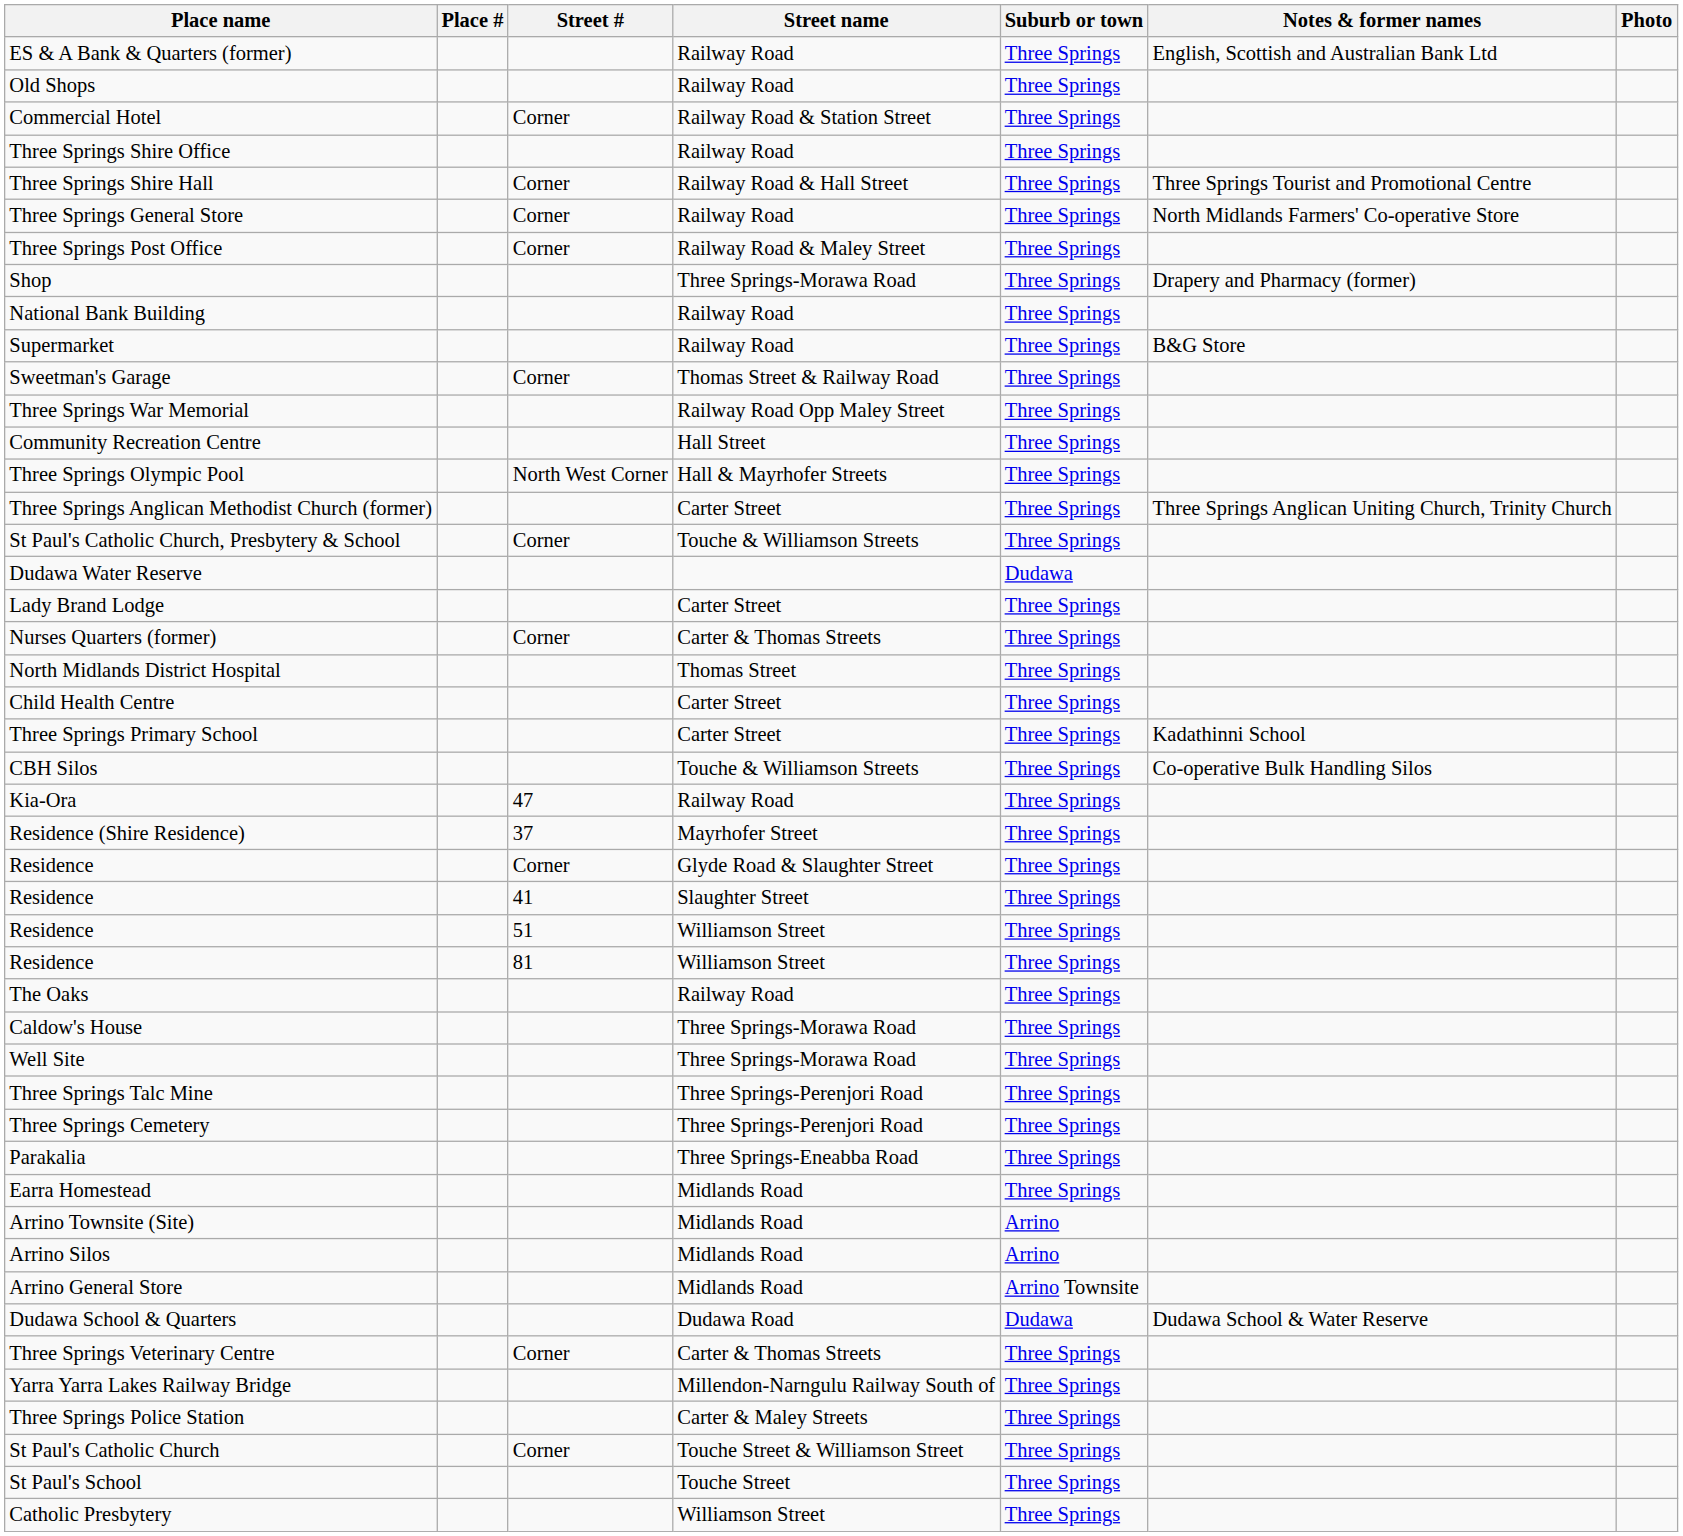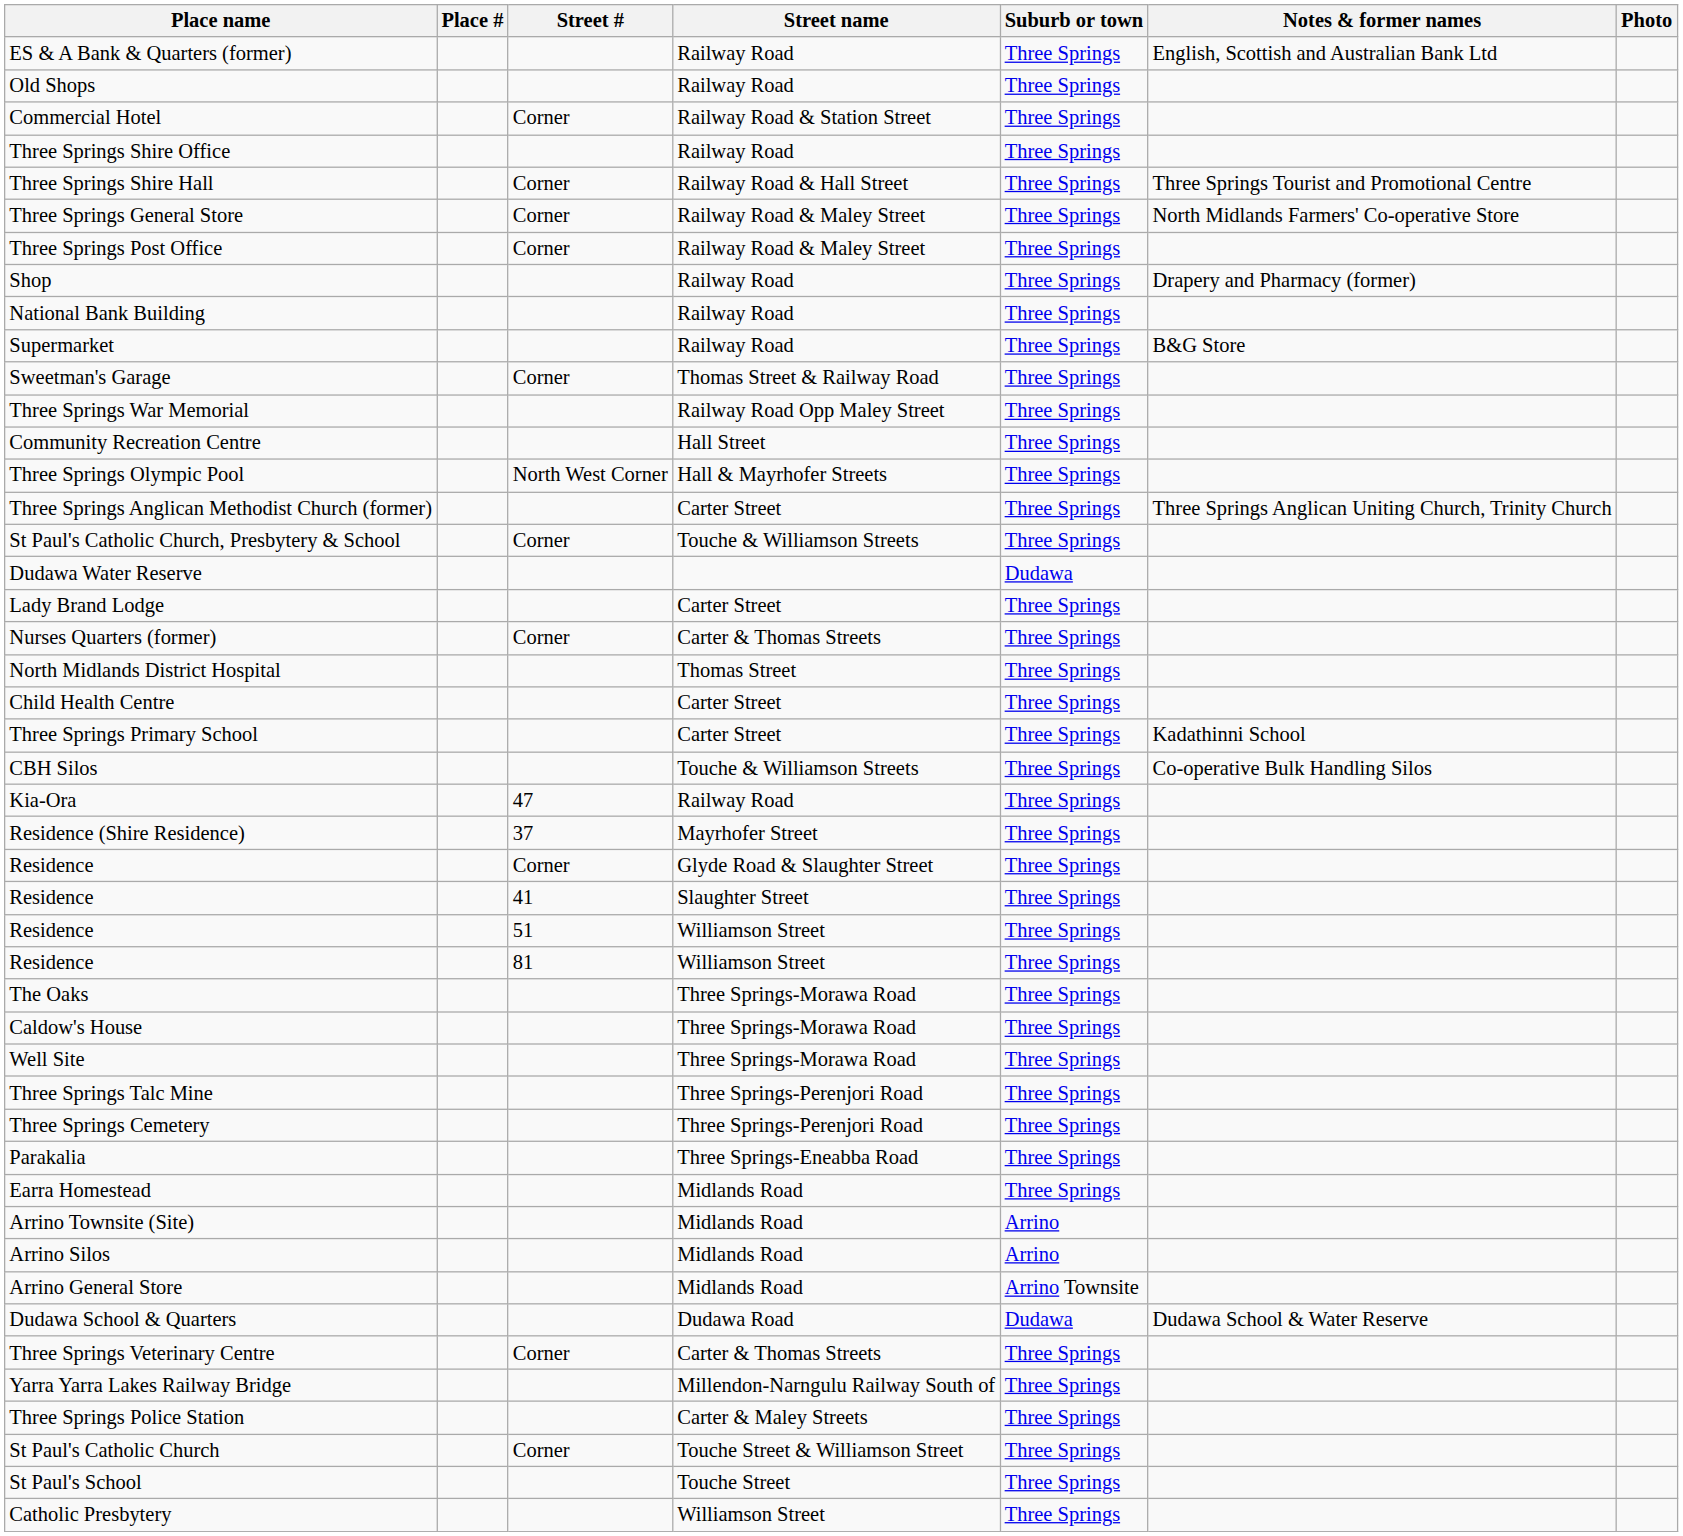(736, 215) Railway Road -> (801, 215) Railway Road & Maley Street
(797, 280) Three Springs-Morawa Road -> (736, 280) Railway Road
(736, 995) Railway Road -> (797, 995) Three Springs-Morawa Road
